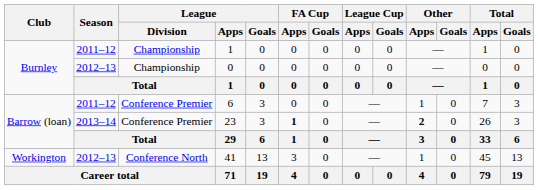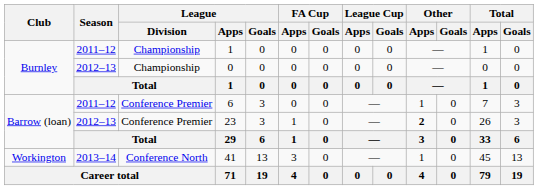(96, 121) 2013–14 -> (96, 121) 2012–13
(294, 121) bold -> (294, 121) normal
(96, 157) 2012–13 -> (96, 157) 2013–14
